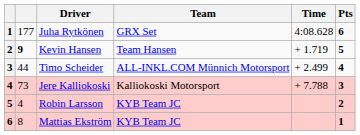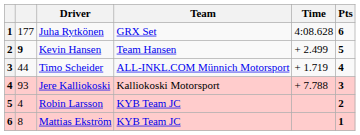(311, 49) + 1.719 -> (311, 49) + 2.499
(311, 67) + 2.499 -> (311, 67) + 1.719
(23, 85) 73 -> (23, 85) 93
